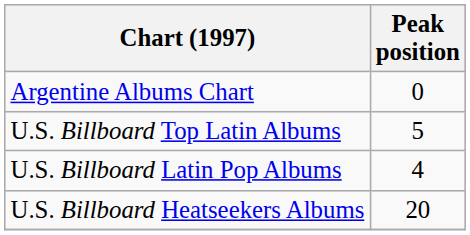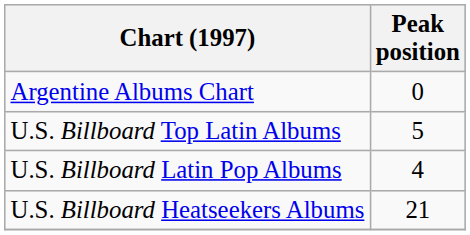(418, 209) 20 -> (418, 209) 21
